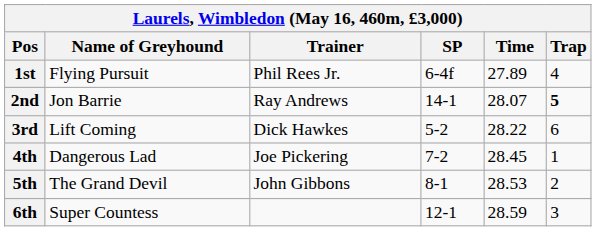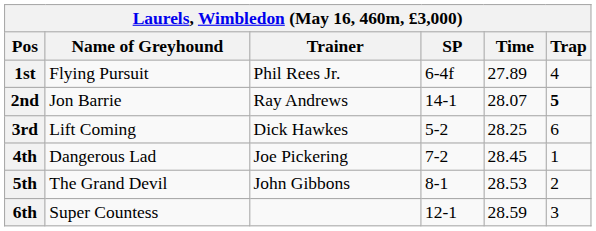(507, 128) 28.22 -> (507, 128) 28.25
